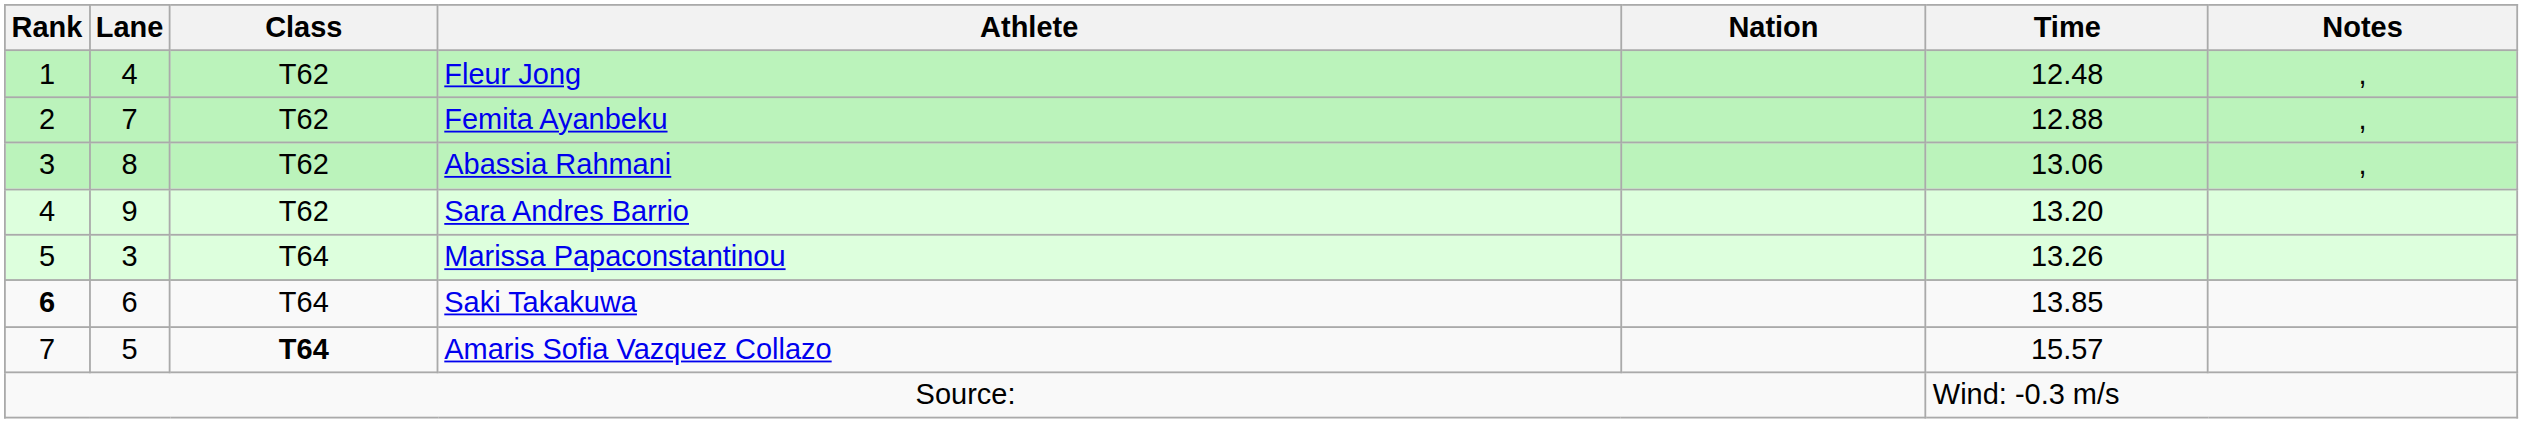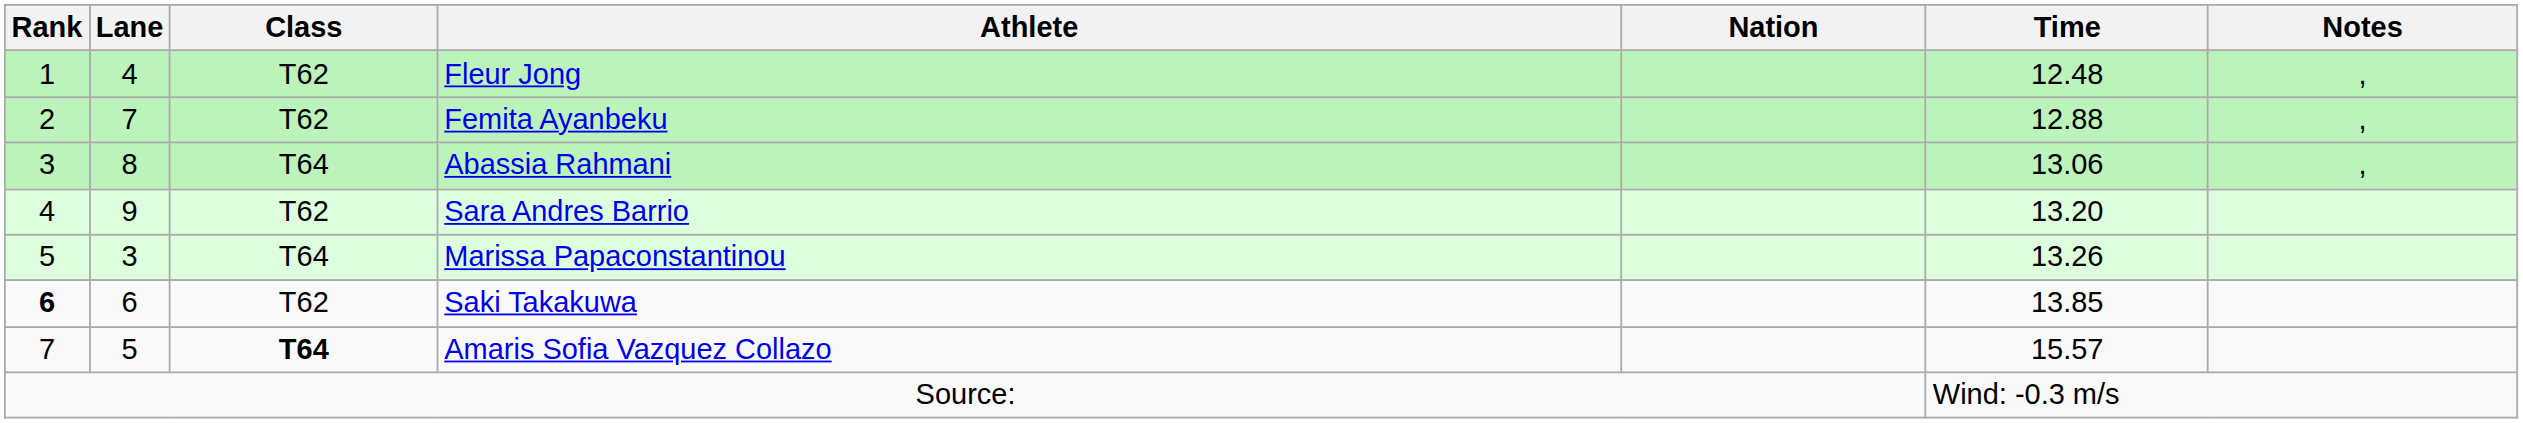(304, 165) T62 -> (304, 165) T64
(304, 303) T64 -> (304, 303) T62
